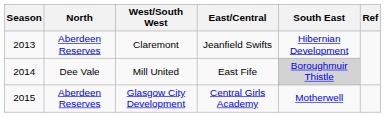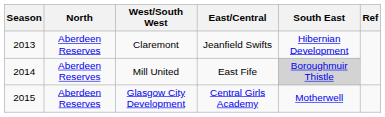(80, 71) Dee Vale -> (80, 71) Aberdeen Reserves
